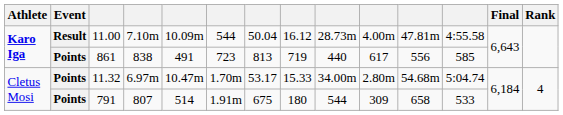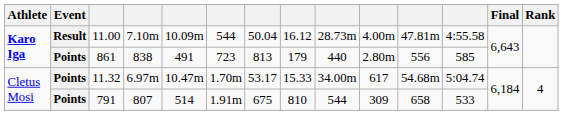(297, 57) 719 -> (297, 57) 179
(379, 57) 617 -> (379, 57) 2.80m
(379, 78) 2.80m -> (379, 78) 617
(297, 100) 180 -> (297, 100) 810
